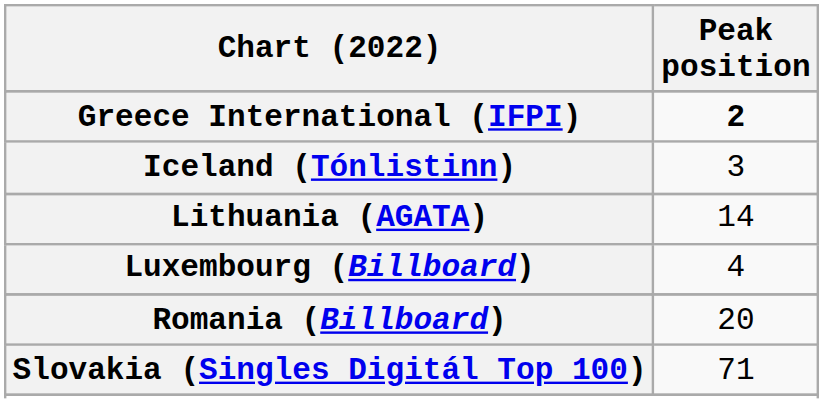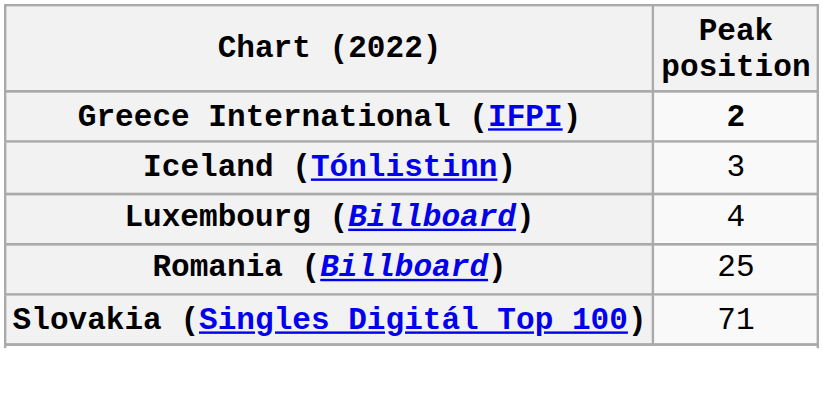- row: (330, 218)
(736, 320) 20 -> (736, 269) 25
